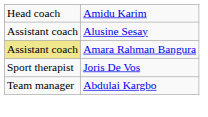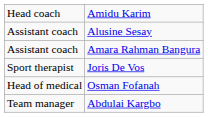(42, 49) khaki background -> (42, 49) no background
+ row: (123, 85)
